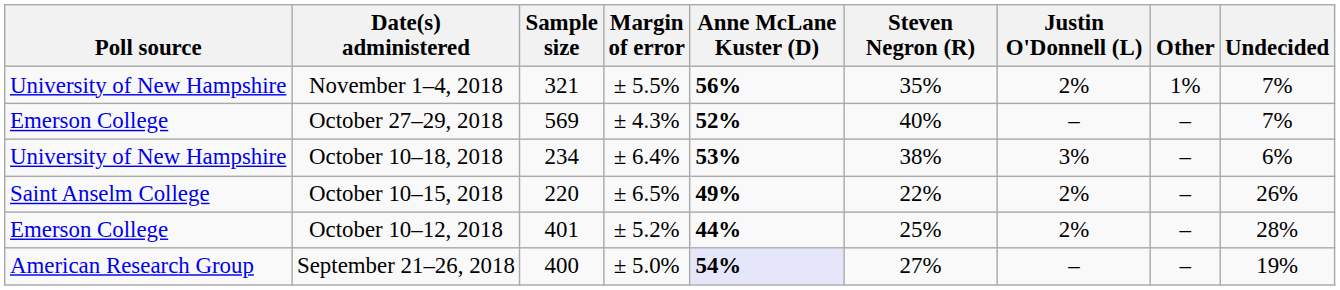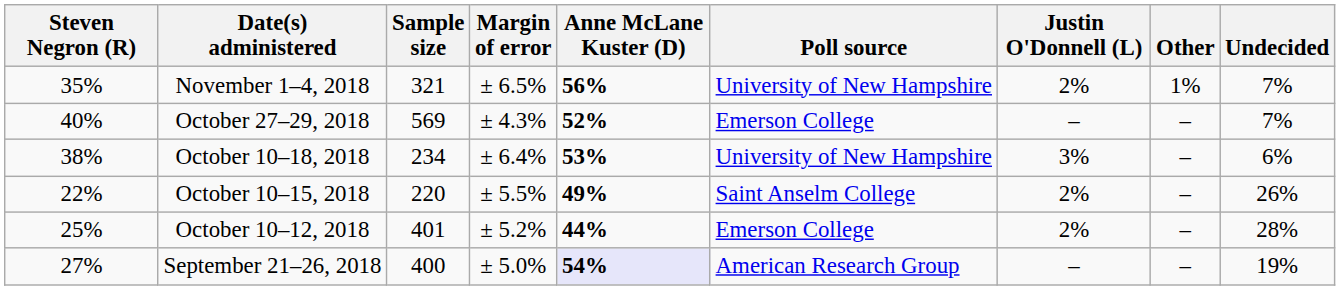columns swapped: (148, 48) <-> (920, 35)
(647, 84) ± 5.5% -> (513, 84) ± 6.5%
(647, 193) ± 6.5% -> (513, 193) ± 5.5%
